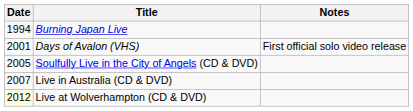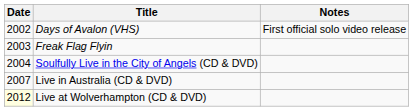- row: (81, 30)
(19, 47) 2001 -> (19, 30) 2002
+ row: (74, 47)
(19, 64) 2005 -> (19, 64) 2004
